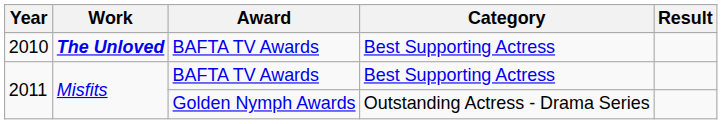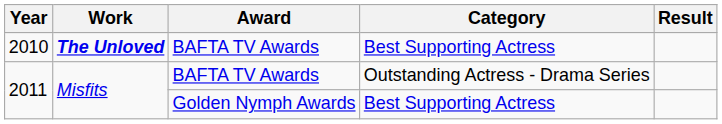(459, 75) Best Supporting Actress -> (507, 75) Outstanding Actress - Drama Series
(507, 103) Outstanding Actress - Drama Series -> (459, 103) Best Supporting Actress
